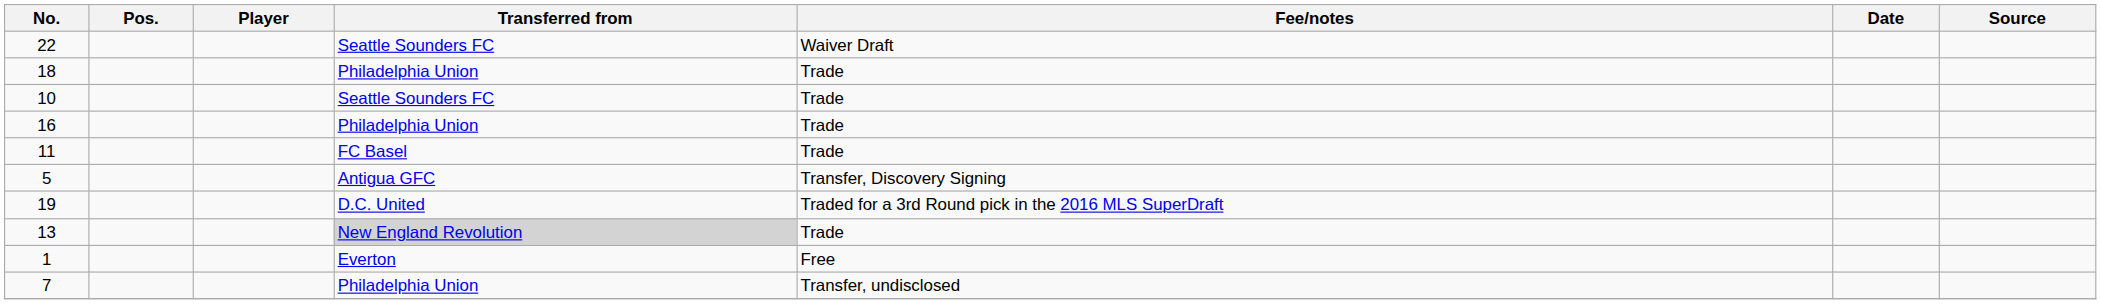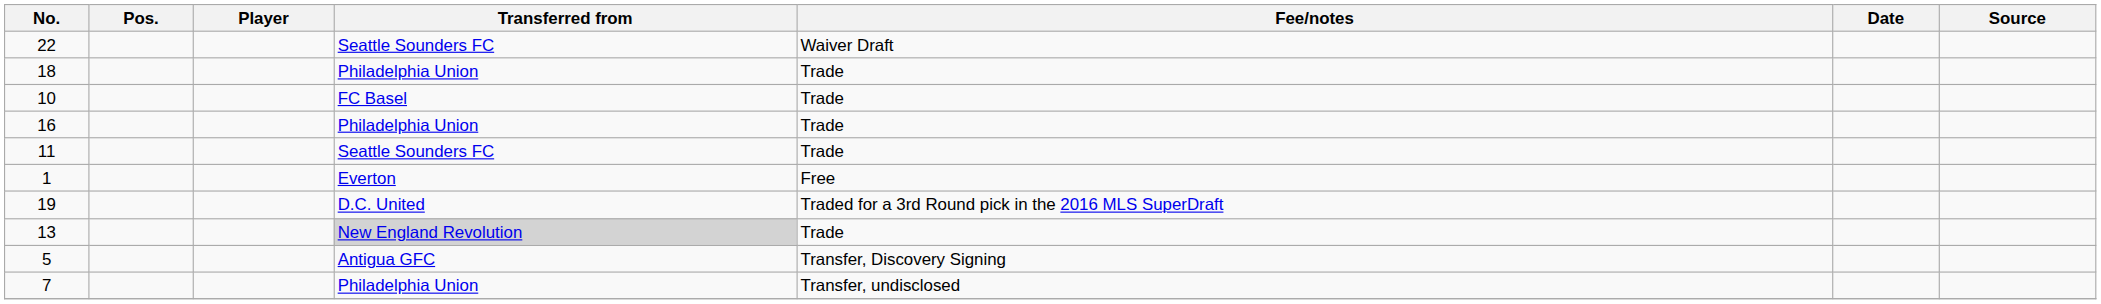(416, 98) Seattle Sounders FC -> (372, 98) FC Basel
(372, 152) FC Basel -> (416, 152) Seattle Sounders FC
rows swapped: (47, 178) <-> (47, 258)
